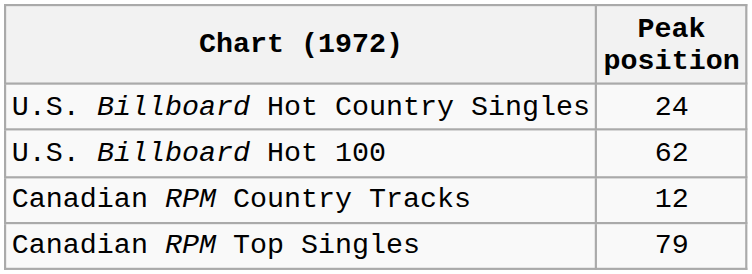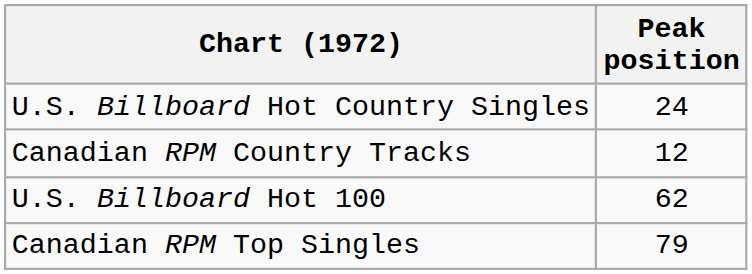rows swapped: (199, 153) <-> (241, 199)
